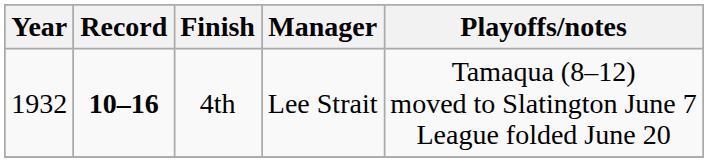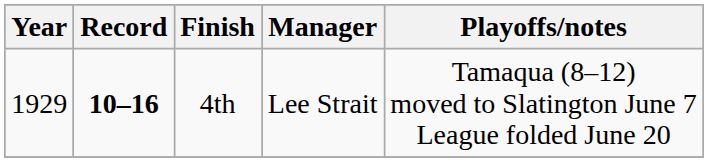(39, 102) 1932 -> (39, 102) 1929
